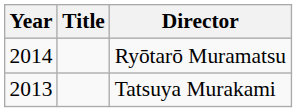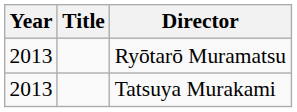(31, 55) 2014 -> (31, 55) 2013
